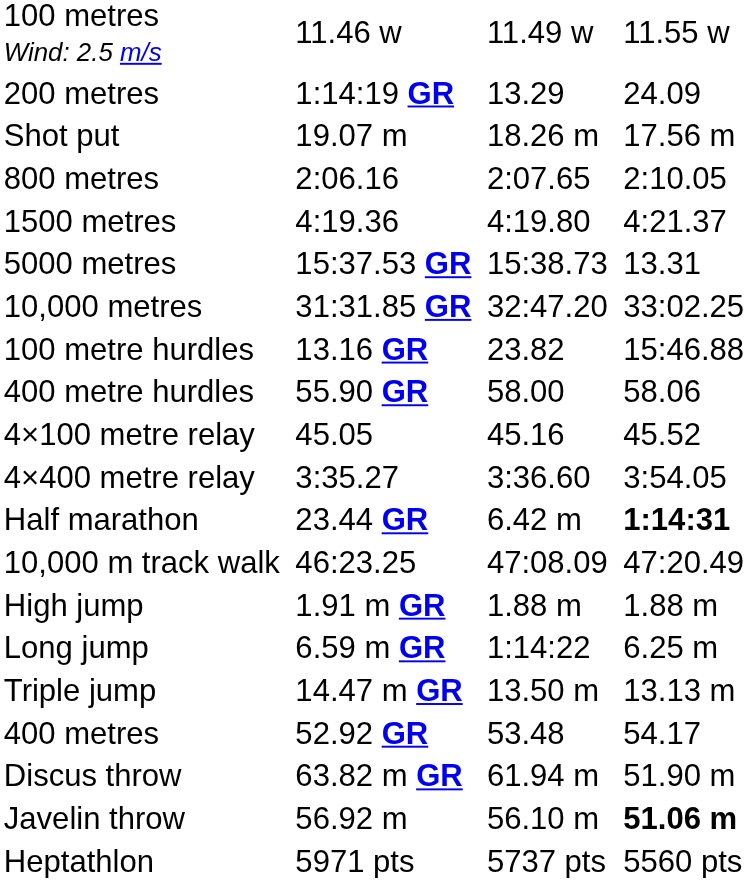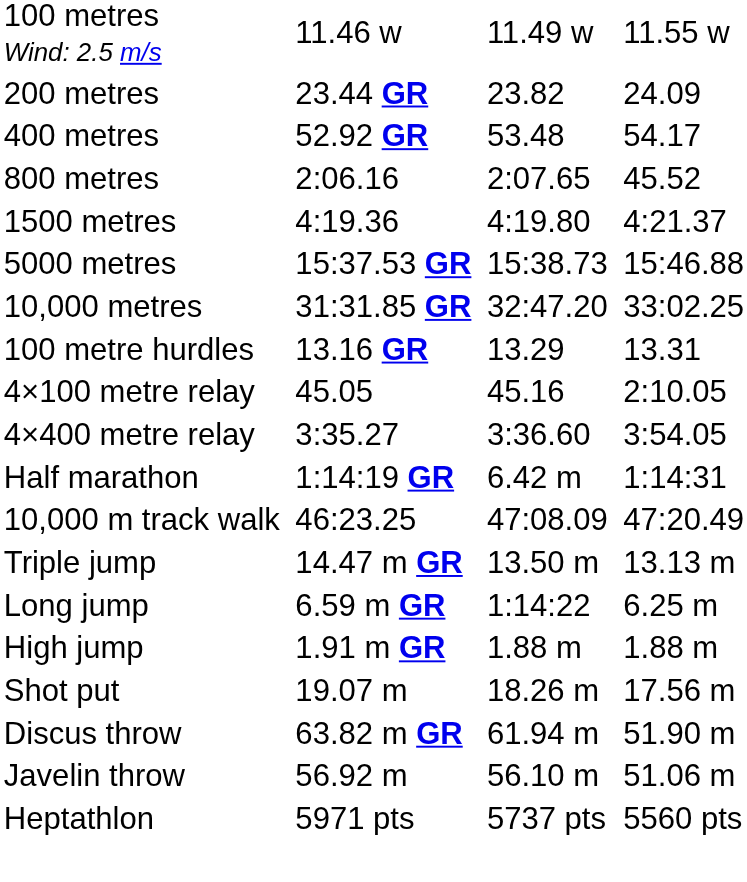(375, 93) 1:14:19 GR -> (362, 93) 23.44 GR
(526, 93) 13.29 -> (526, 93) 23.82
rows swapped: (81, 733) <-> (62, 136)
(675, 178) 2:10.05 -> (662, 178) 45.52
(662, 264) 13.31 -> (684, 264) 15:46.88
(526, 349) 23.82 -> (526, 349) 13.29
(684, 349) 15:46.88 -> (662, 349) 13.31
- row: (129, 392)
(662, 434) 45.52 -> (675, 392) 2:10.05
(362, 520) 23.44 GR -> (375, 477) 1:14:19 GR
(677, 520) bold -> (675, 477) normal
rows swapped: (74, 605) <-> (80, 690)
(680, 818) bold -> (679, 776) normal
